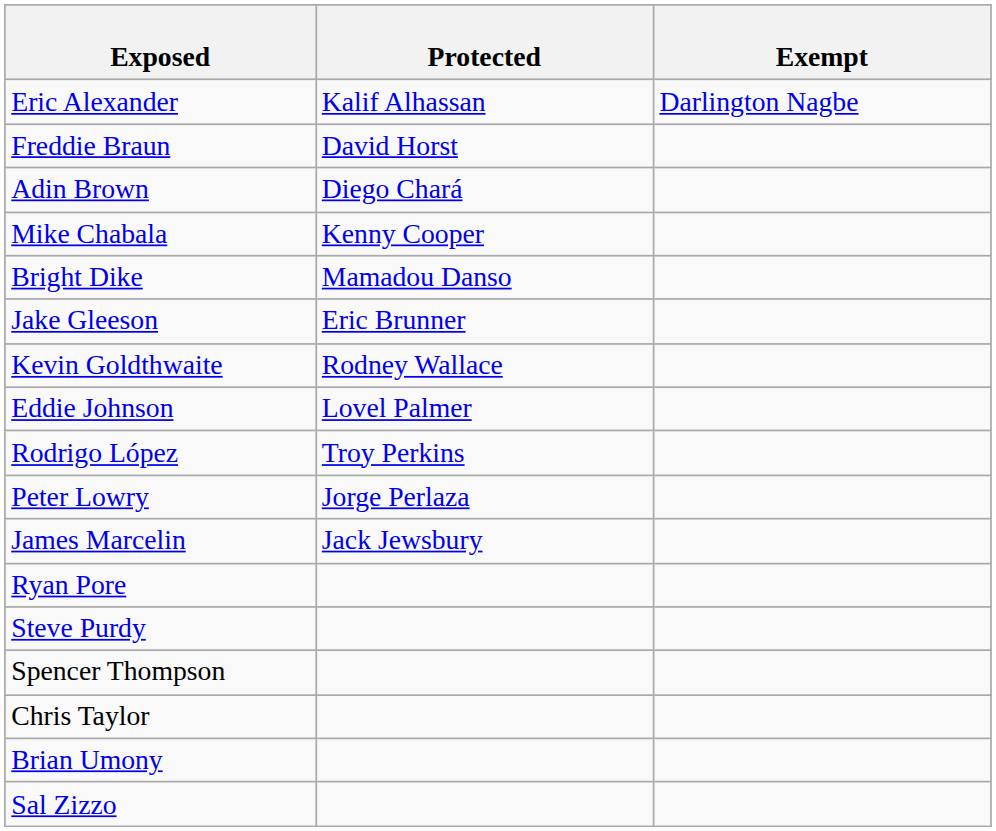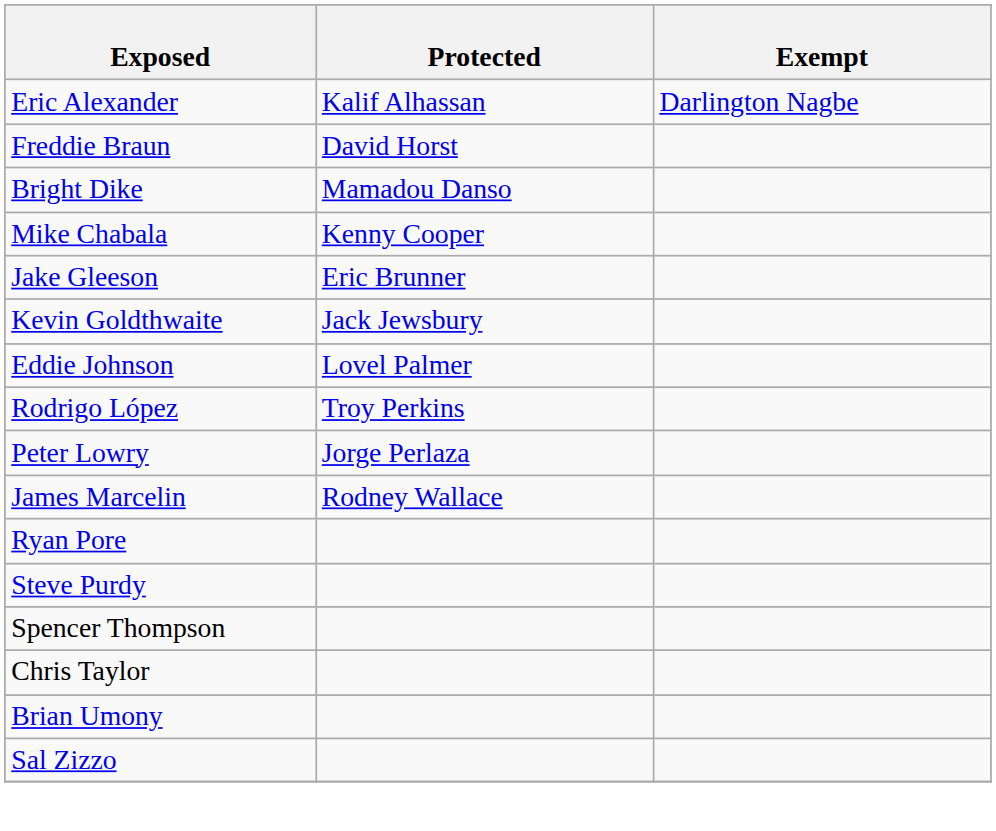- row: (80, 189)
rows swapped: (89, 233) <-> (77, 277)
(412, 364) Rodney Wallace -> (402, 320) Jack Jewsbury
(402, 540) Jack Jewsbury -> (412, 496) Rodney Wallace
